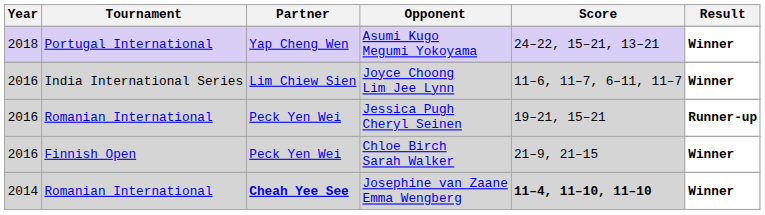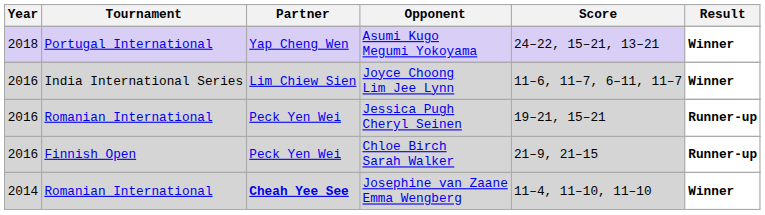(711, 154) Winner -> (723, 154) Runner-up
(583, 191) bold -> (583, 191) normal
